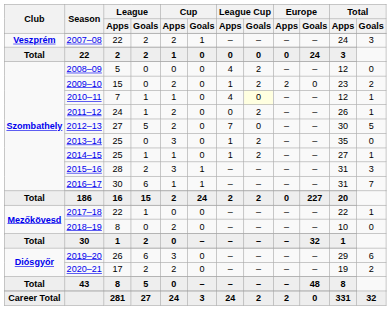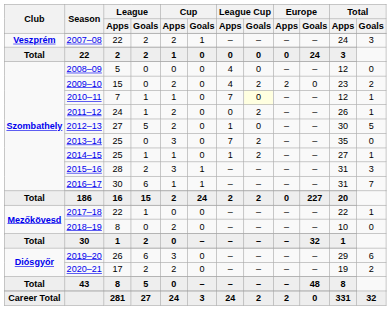(258, 69) 2 -> (258, 69) 0
(230, 84) 1 -> (230, 84) 4
(230, 98) 4 -> (230, 98) 7
(230, 127) 7 -> (230, 127) 1
(230, 141) 1 -> (230, 141) 7
